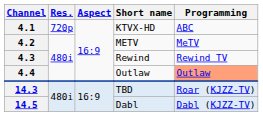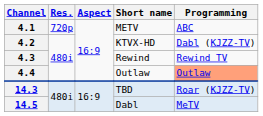(135, 27) KTVX-HD -> (127, 27) METV
(127, 42) METV -> (135, 42) KTVX-HD
(188, 42) MeTV -> (216, 42) Dabl (KJZZ-TV)
(216, 104) Dabl (KJZZ-TV) -> (188, 104) MeTV
